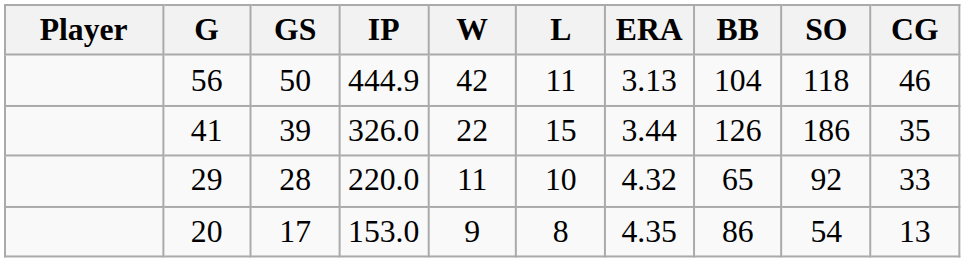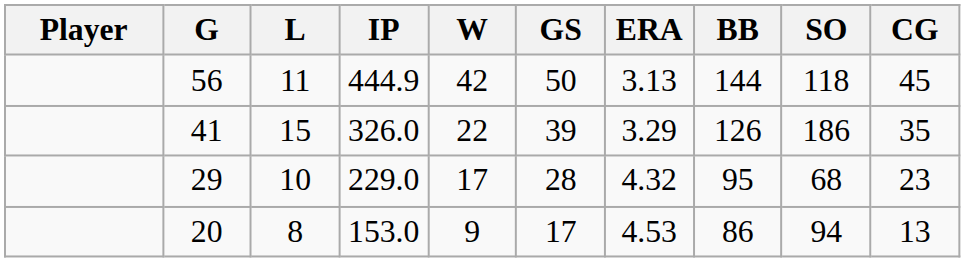columns swapped: (295, 29) <-> (561, 29)
(738, 79) 104 -> (738, 79) 144
(915, 79) 46 -> (915, 79) 45
(649, 130) 3.44 -> (649, 130) 3.29
(384, 180) 220.0 -> (384, 180) 229.0
(472, 180) 11 -> (472, 180) 17
(738, 180) 65 -> (738, 180) 95
(826, 180) 92 -> (826, 180) 68
(915, 180) 33 -> (915, 180) 23
(649, 230) 4.35 -> (649, 230) 4.53
(826, 230) 54 -> (826, 230) 94
